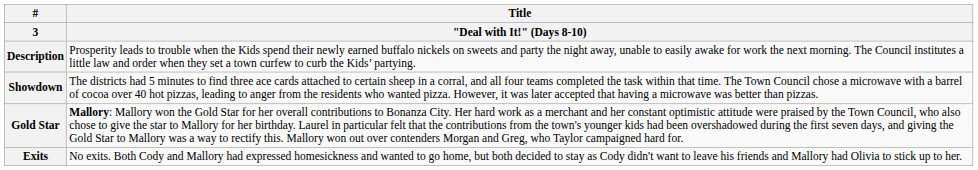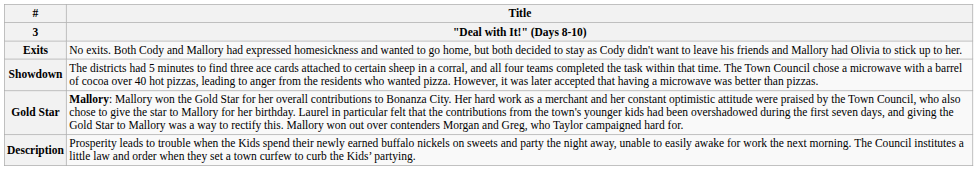rows swapped: (35, 56) <-> (35, 156)
